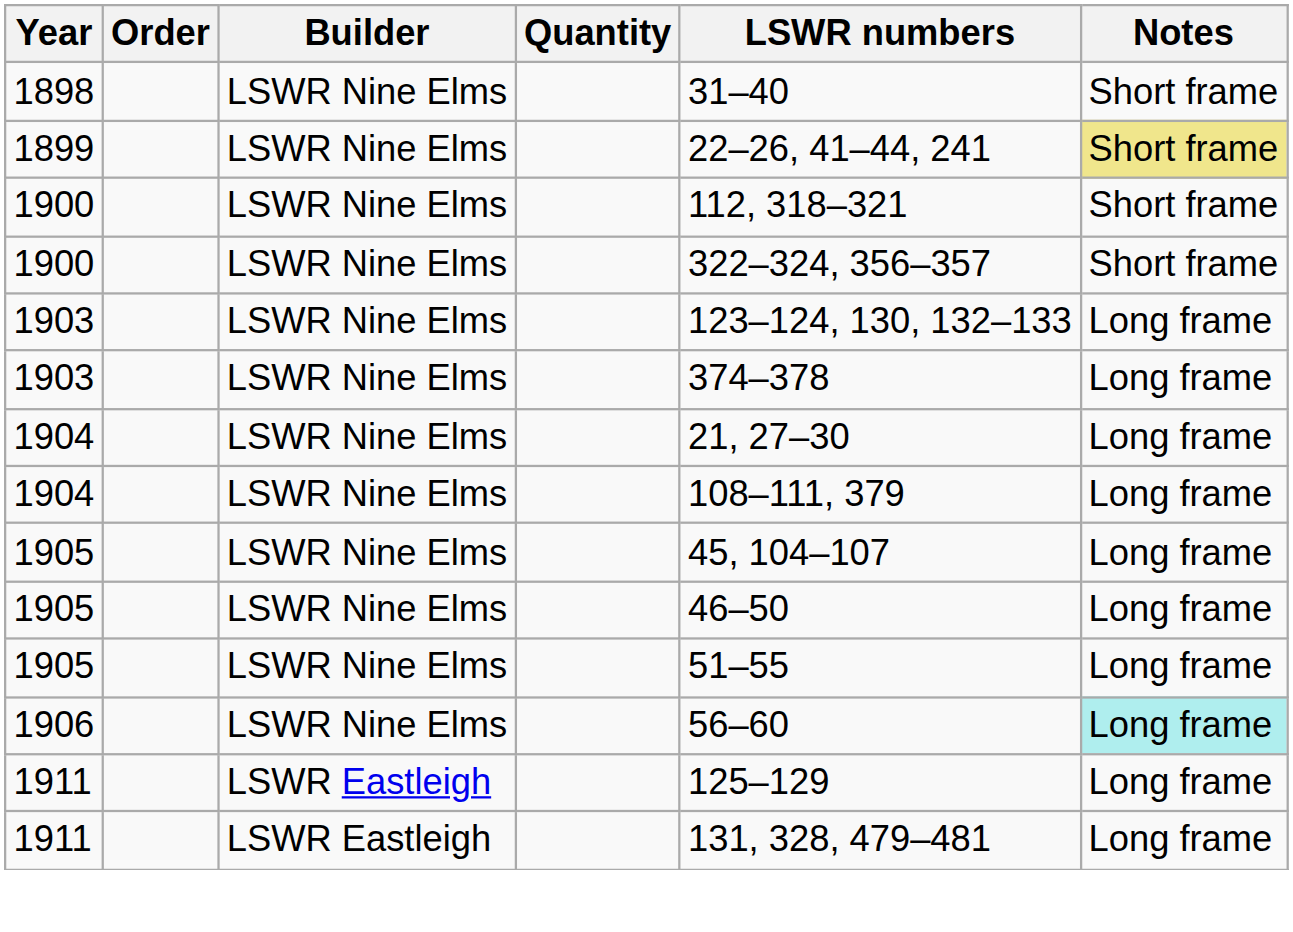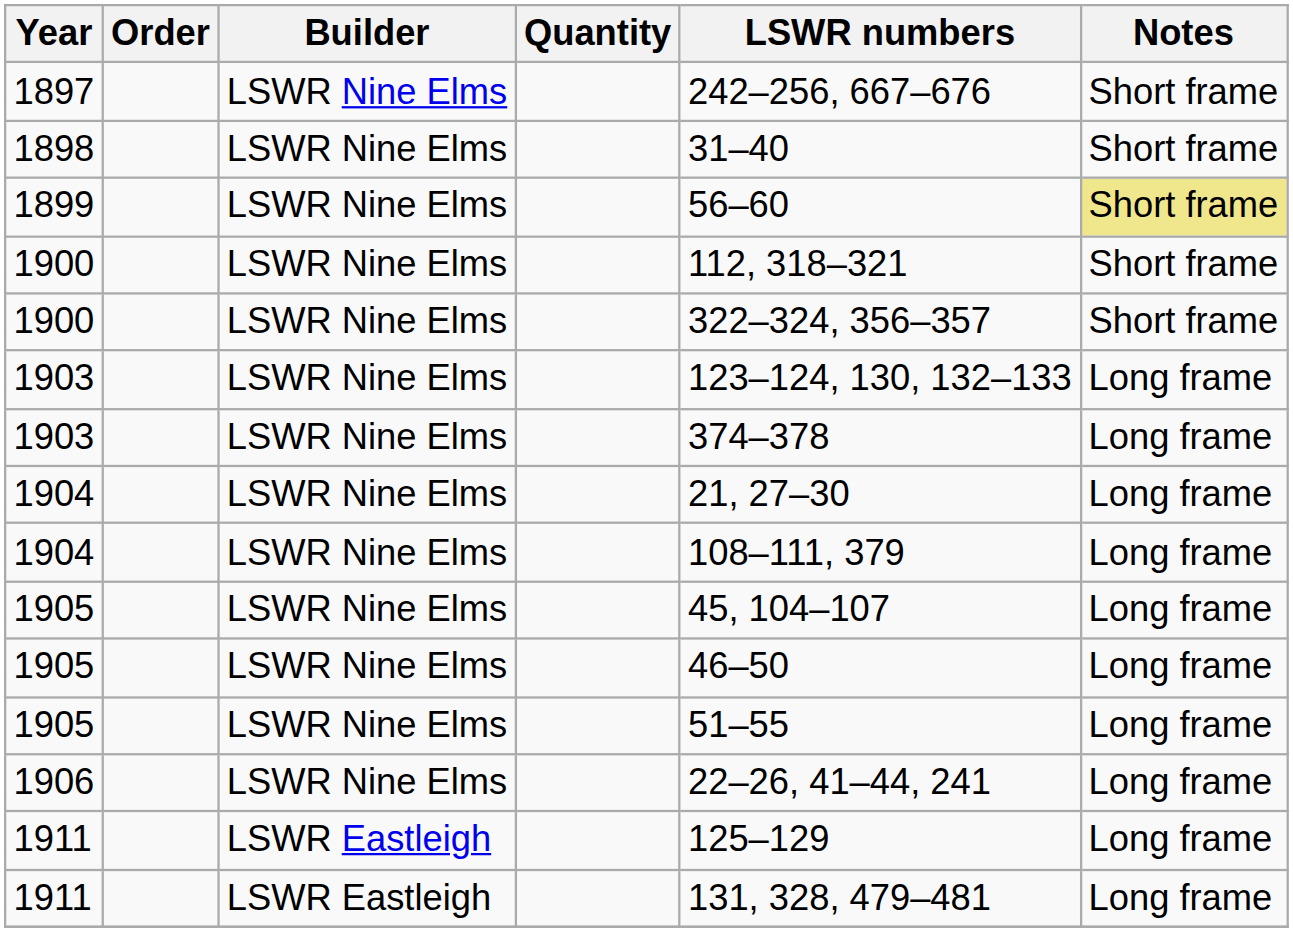+ row: (54, 90)
(840, 148) 22–26, 41–44, 241 -> (739, 206) 56–60
(739, 724) 56–60 -> (840, 782) 22–26, 41–44, 241
(1180, 724) paleturquoise background -> (1180, 782) no background
